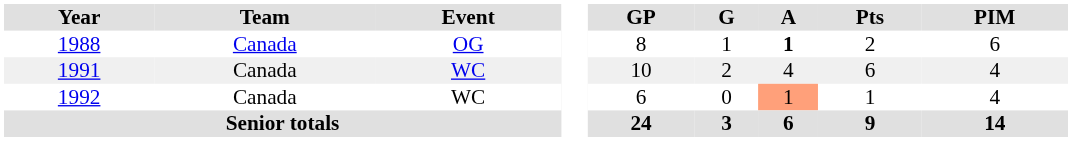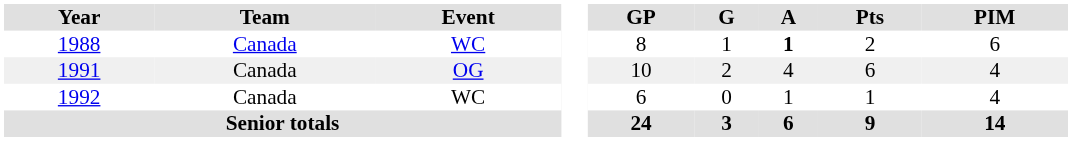(468, 43) OG -> (468, 43) WC
(468, 70) WC -> (468, 70) OG
(788, 96) lightsalmon background -> (788, 96) no background
